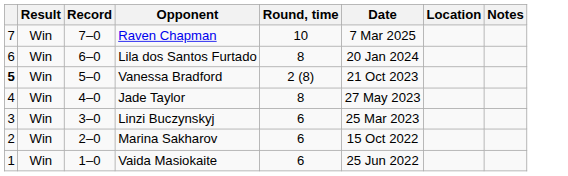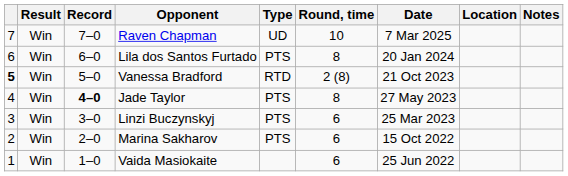+ column: (278, 14)
(90, 98) normal -> (90, 98) bold
